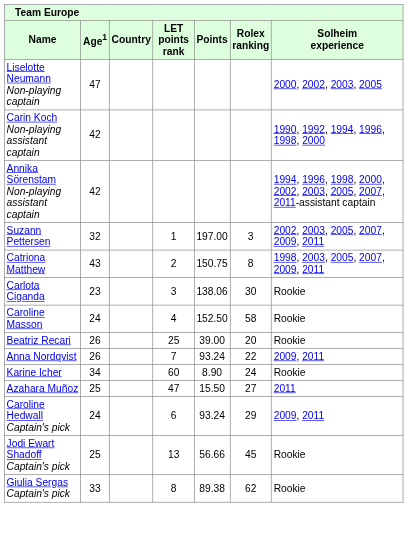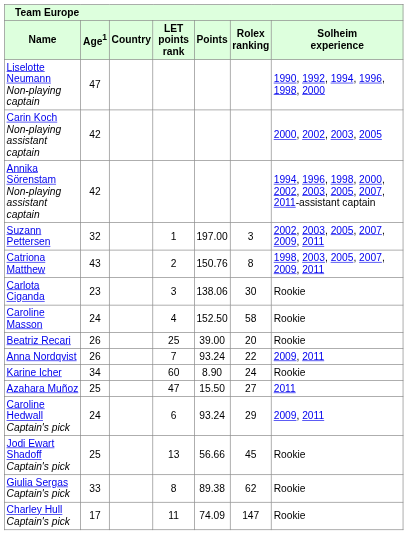(328, 84) 2000, 2002, 2003, 2005 -> (329, 84) 1990, 1992, 1994, 1996, 1998, 2000
(329, 135) 1990, 1992, 1994, 1996, 1998, 2000 -> (328, 135) 2000, 2002, 2003, 2005
(212, 264) 150.75 -> (212, 264) 150.76
+ row: (38, 516)
